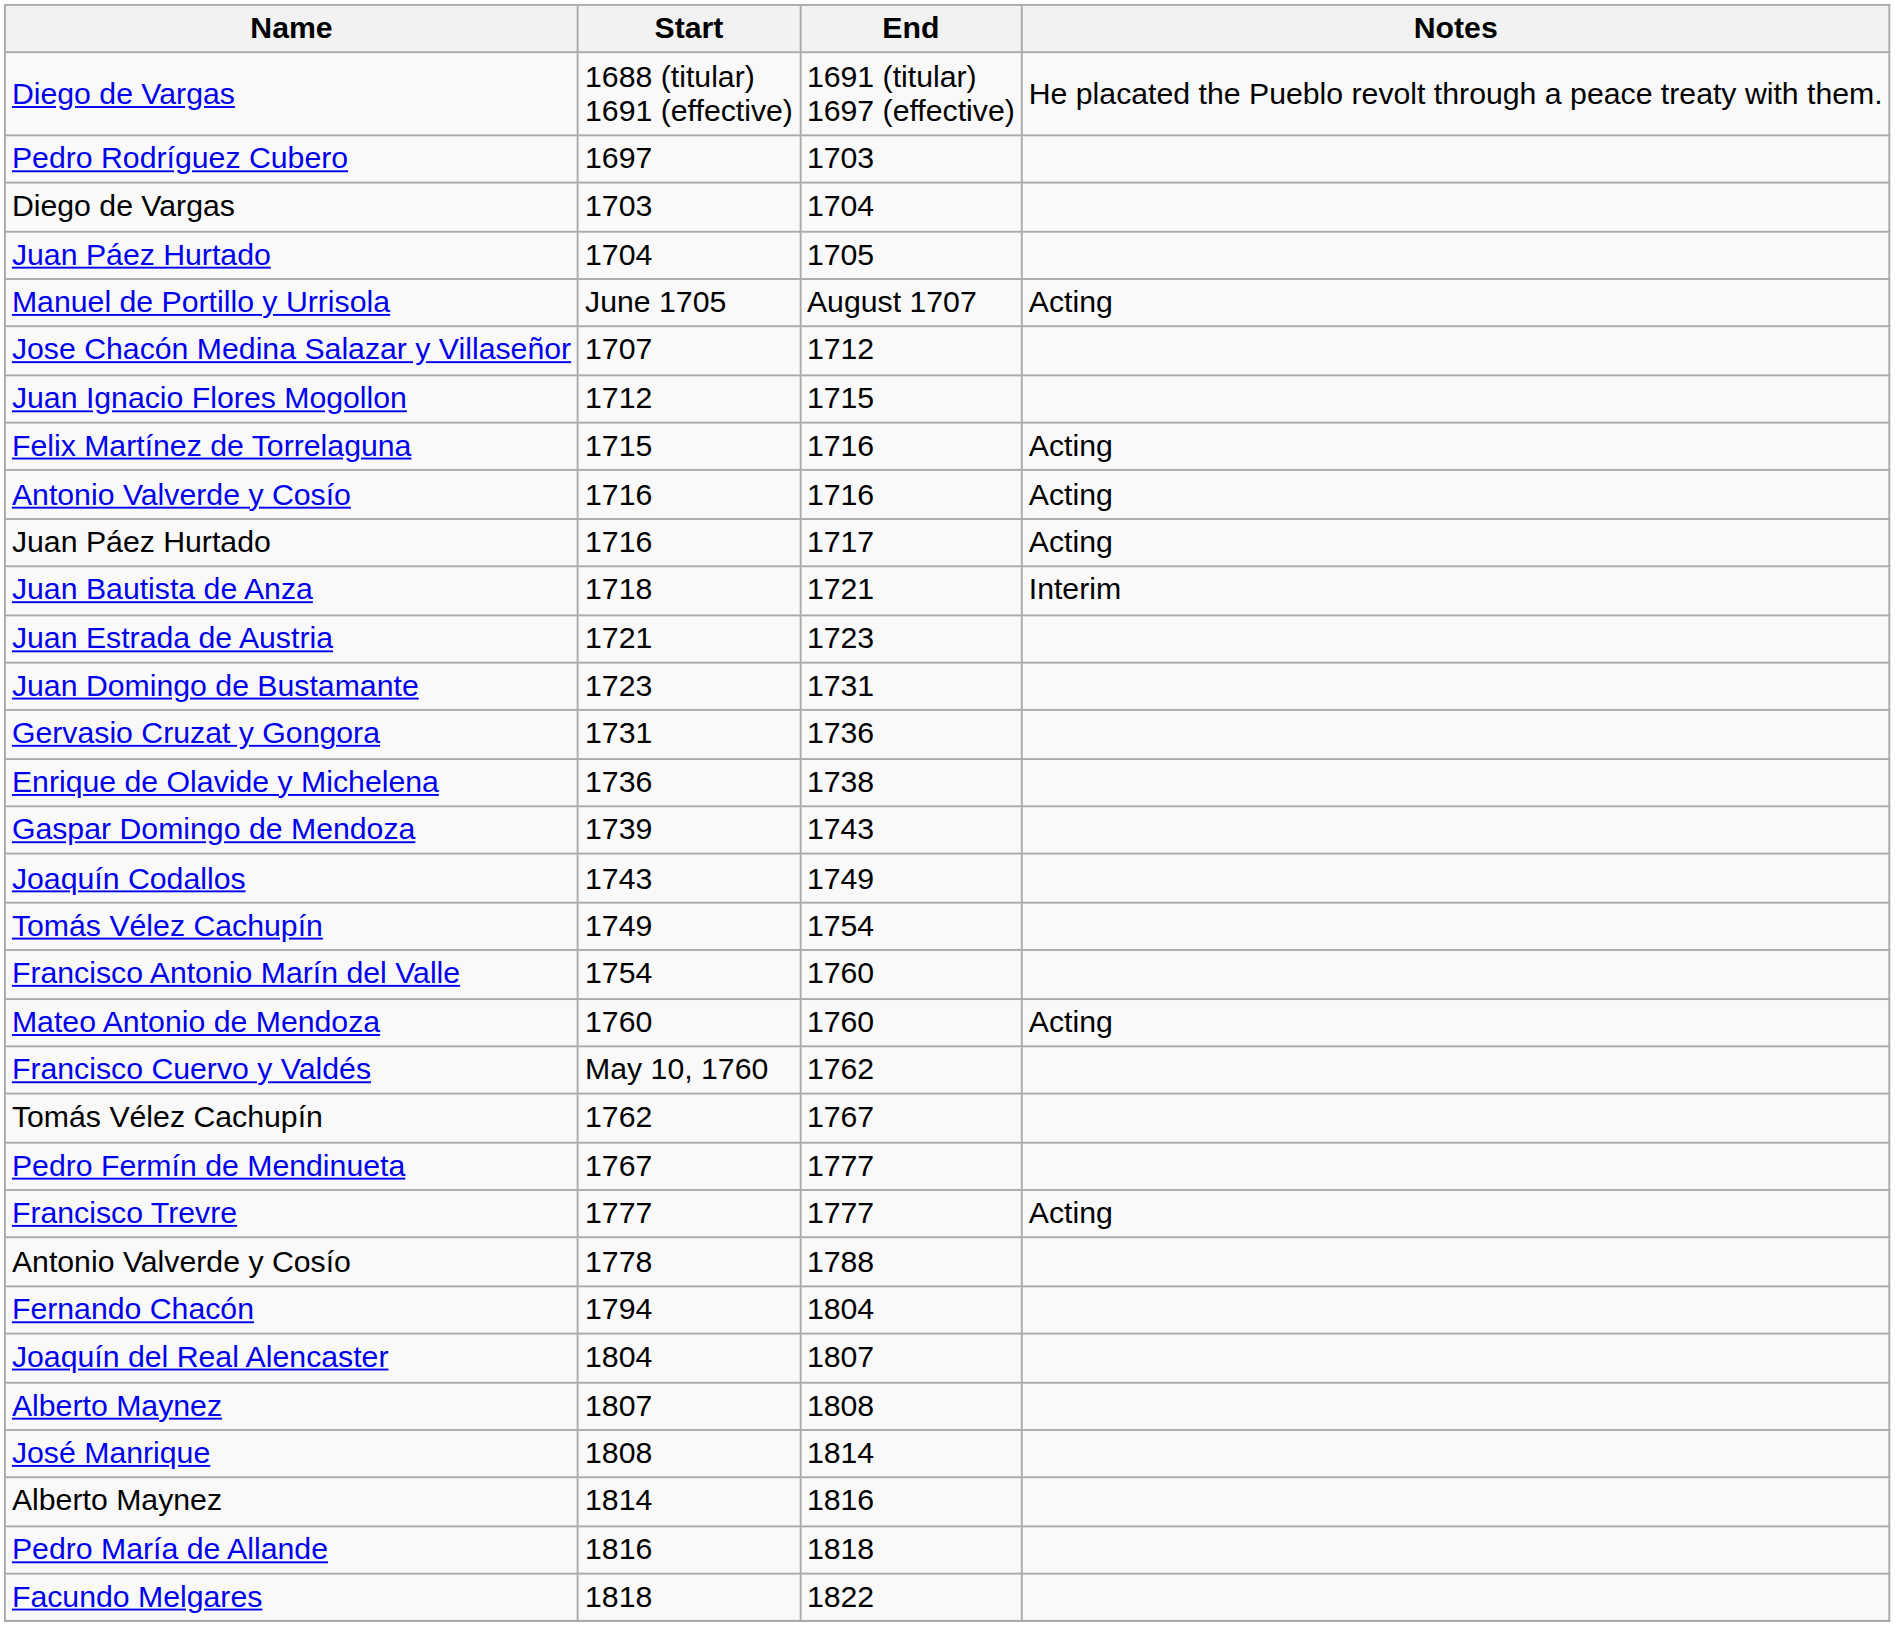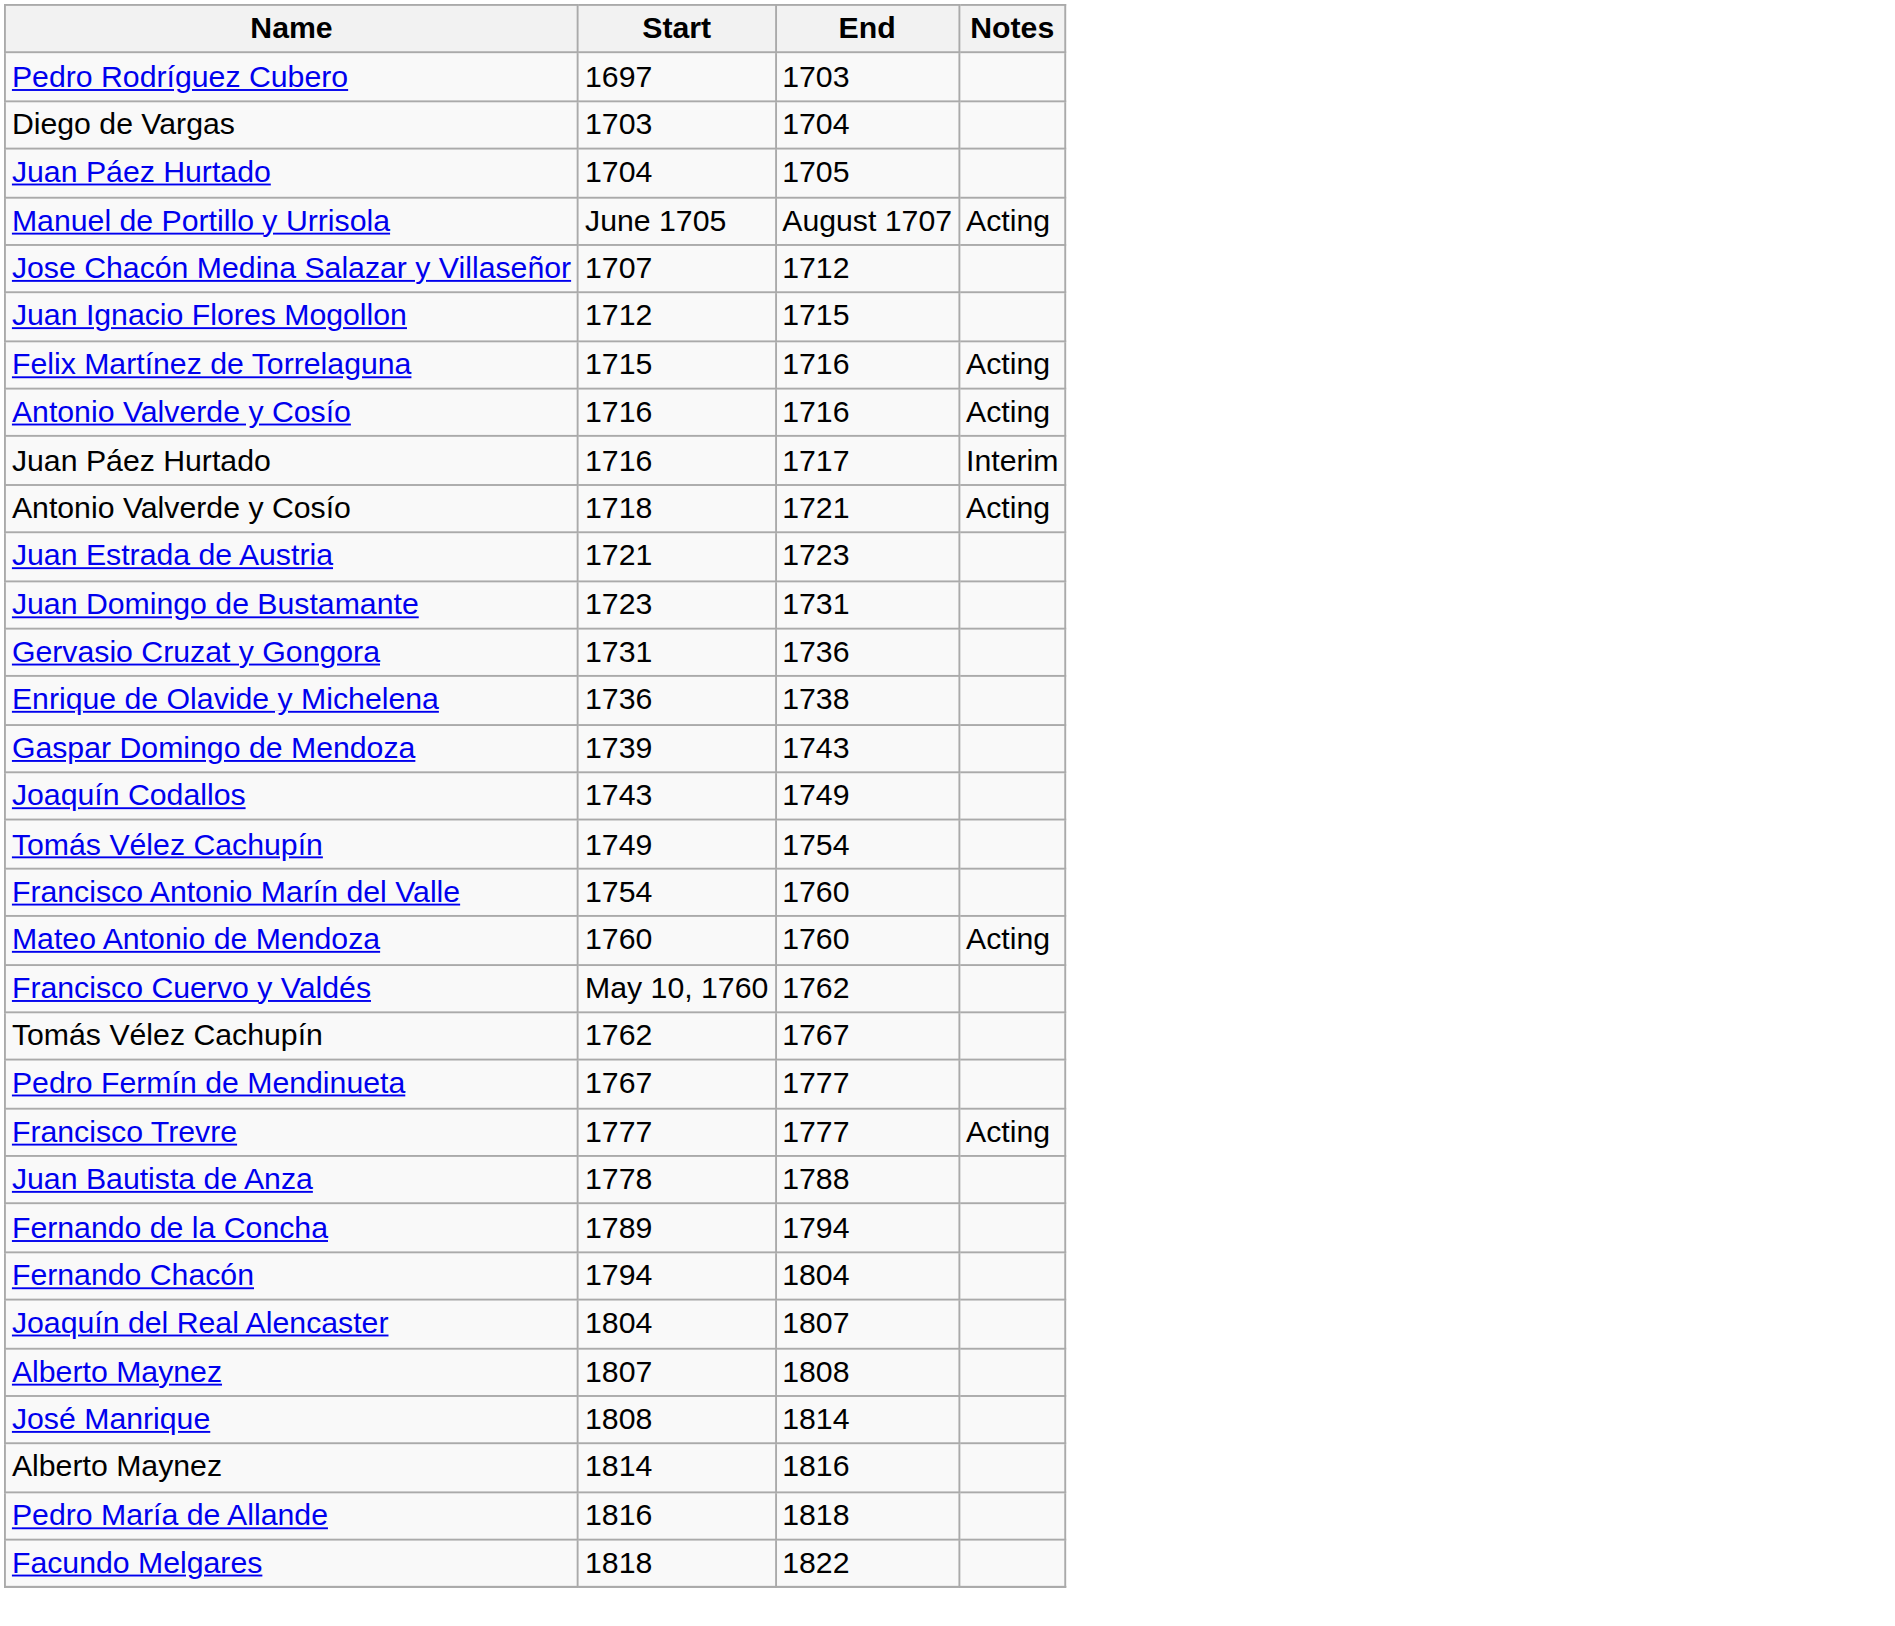- row: (689, 93)
(1071, 542) Acting -> (1012, 460) Interim
(162, 590) Juan Bautista de Anza -> (181, 508) Antonio Valverde y Cosío
(1075, 590) Interim -> (1008, 508) Acting
(181, 1261) Antonio Valverde y Cosío -> (162, 1179) Juan Bautista de Anza
+ row: (619, 1227)
